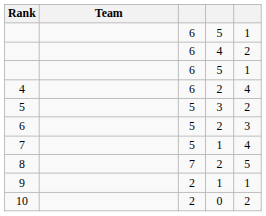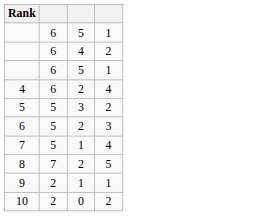- column: (109, 13)
